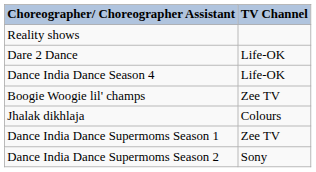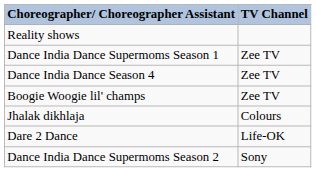rows swapped: (113, 136) <-> (43, 55)
(263, 75) Life-OK -> (260, 75) Zee TV
